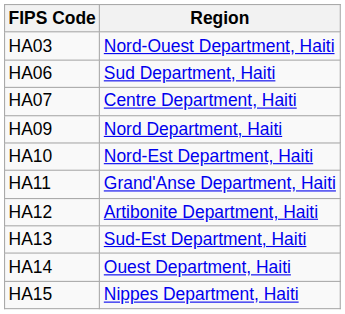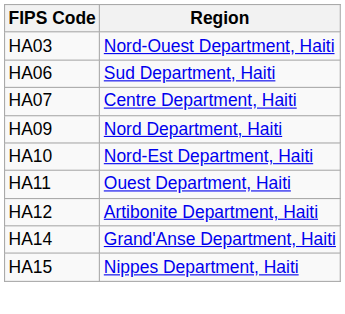(220, 184) Grand'Anse Department, Haiti -> (197, 184) Ouest Department, Haiti
- row: (30, 239)
(197, 267) Ouest Department, Haiti -> (220, 239) Grand'Anse Department, Haiti
